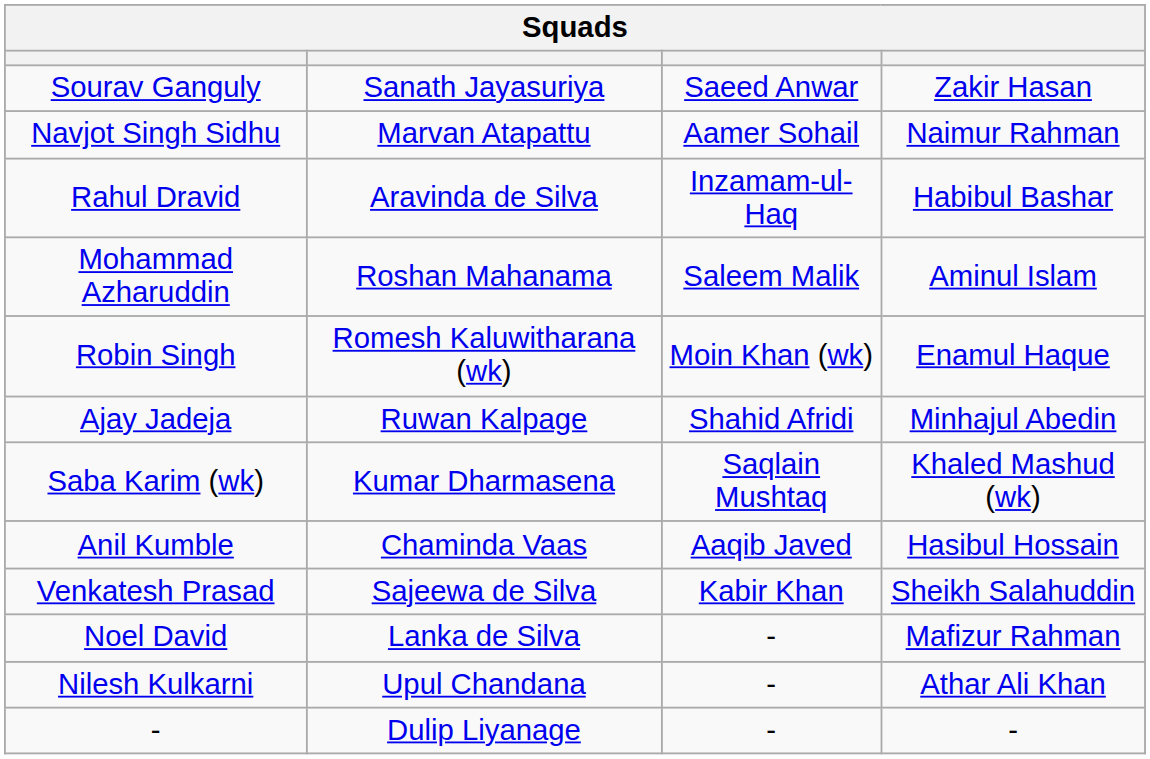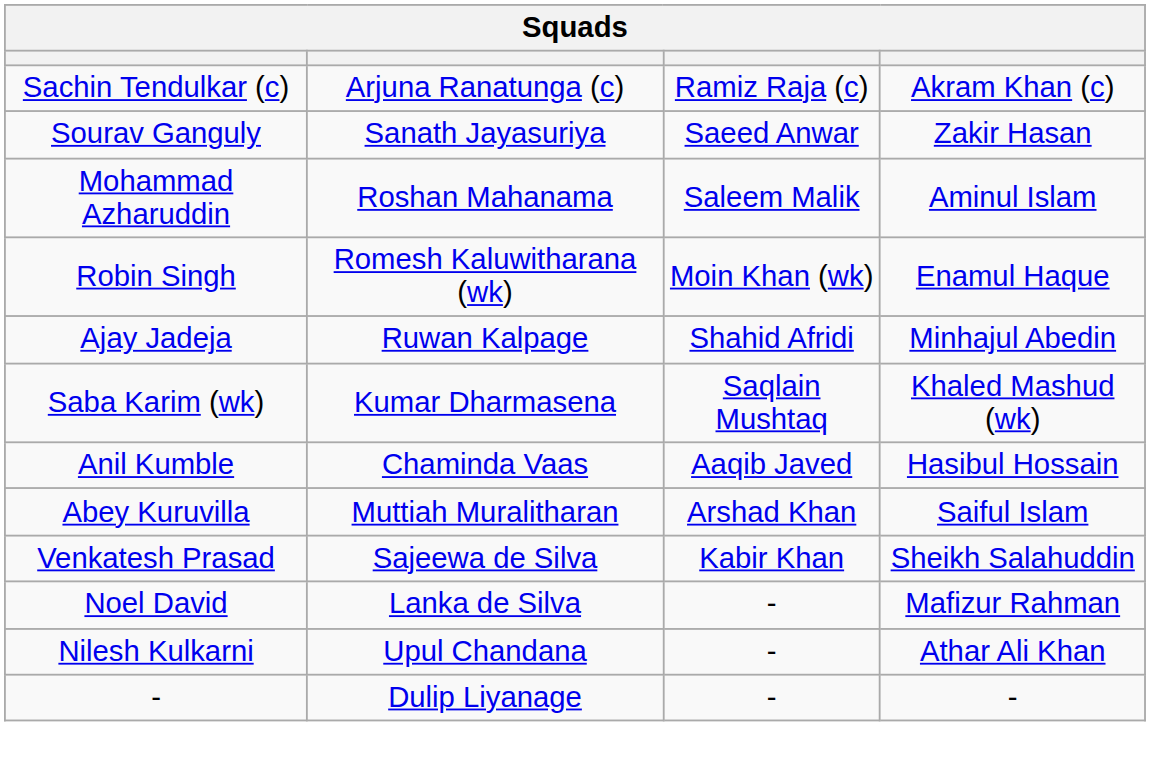+ row: (156, 87)
- row: (156, 134)
- row: (156, 196)
+ row: (156, 511)
